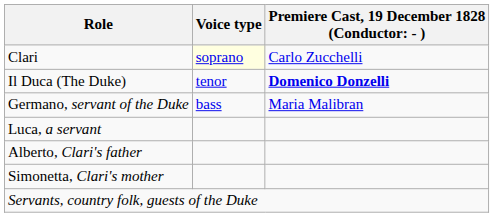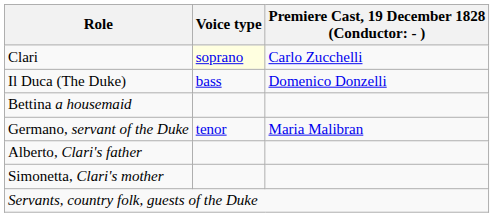(211, 81) tenor -> (209, 81) bass
(329, 81) bold -> (328, 81) normal
+ row: (70, 104)
(209, 104) bass -> (211, 128) tenor
- row: (55, 128)
